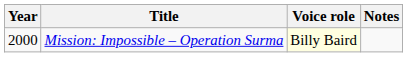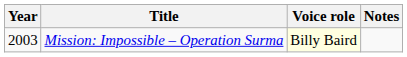(23, 39) 2000 -> (23, 39) 2003
